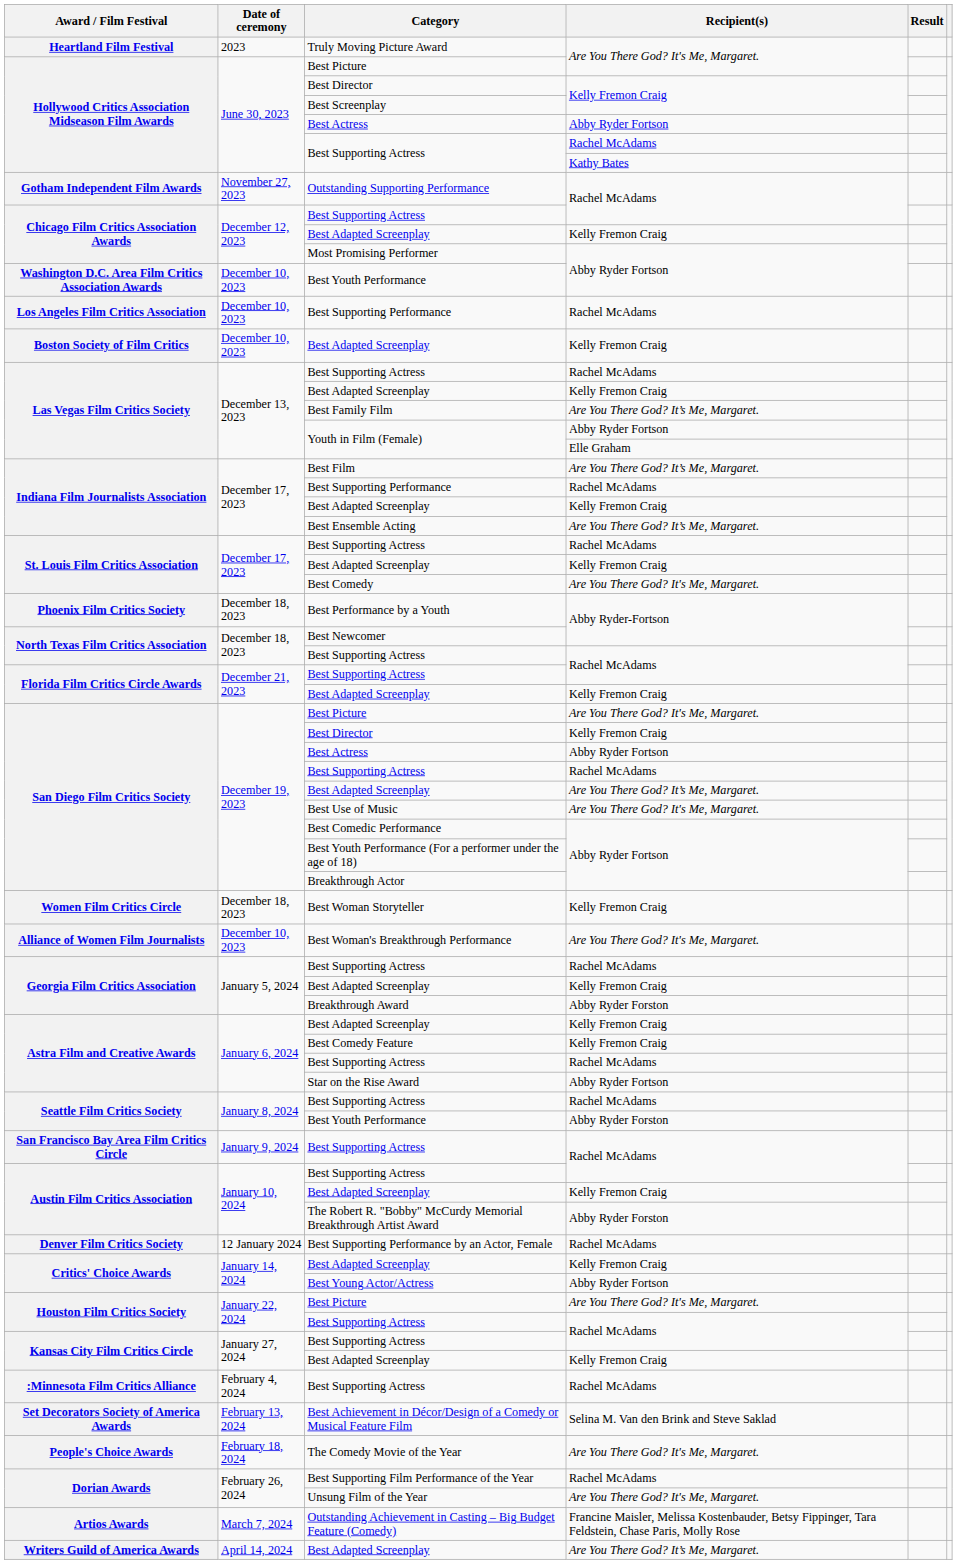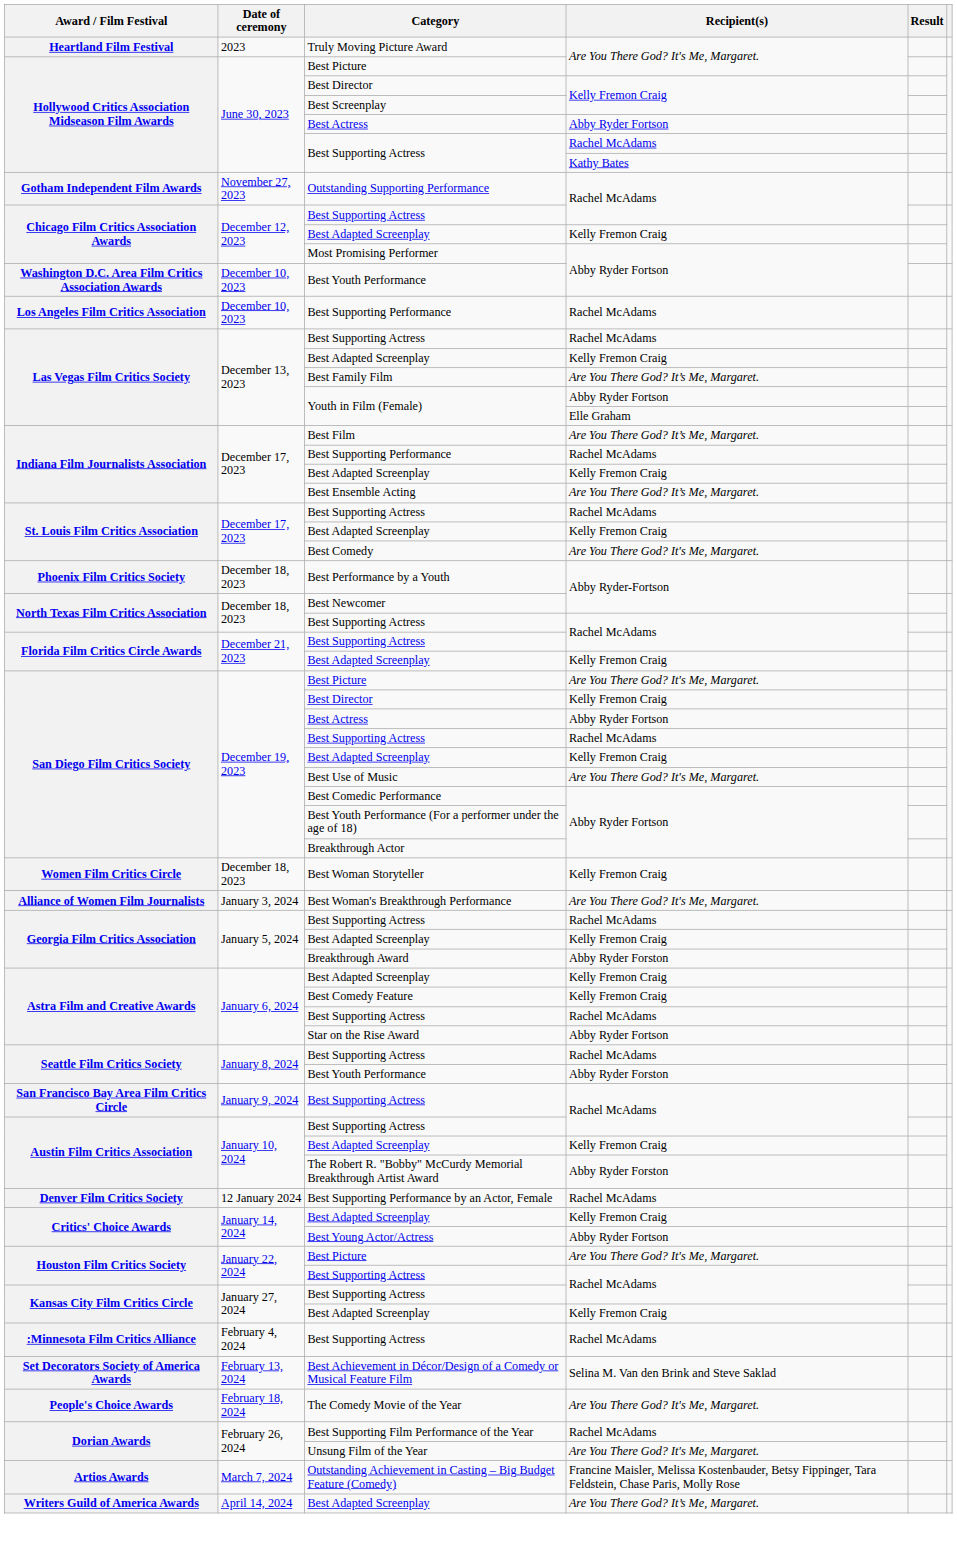- row: (111, 345)
(664, 790) Are You There God? It’s Me, Margaret. -> (618, 757) Kelly Fremon Craig
(255, 940) December 10, 2023 -> (260, 900) January 3, 2024
